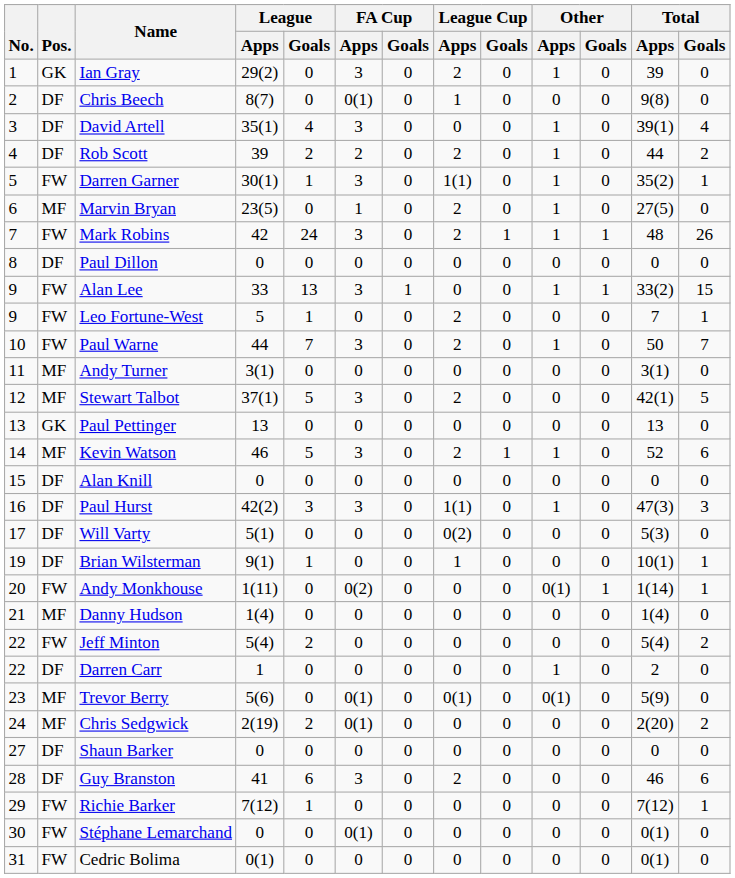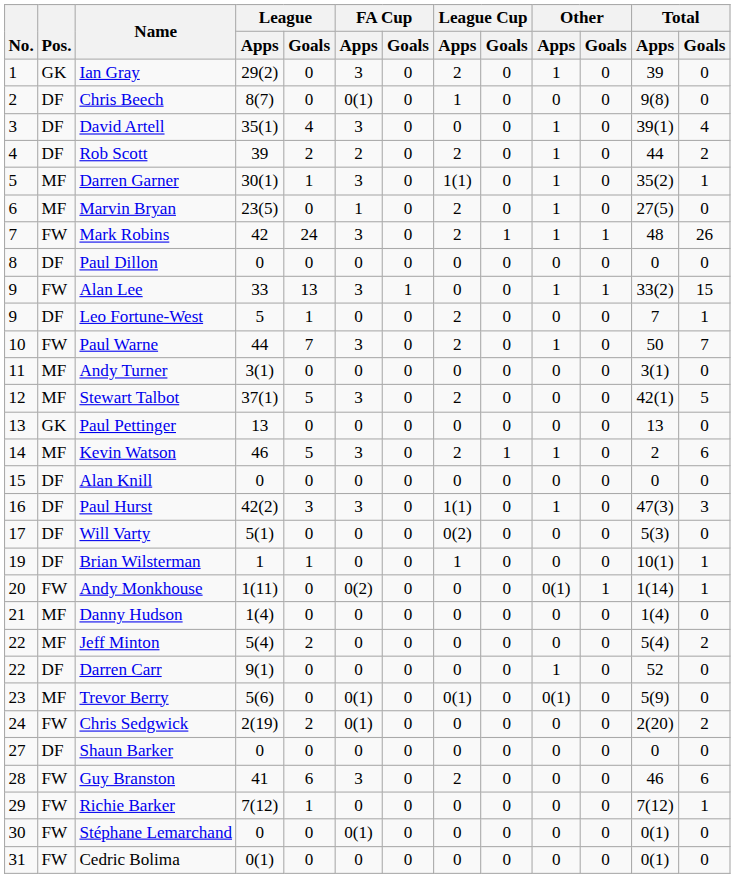(54, 180) FW -> (54, 180) MF
(54, 316) FW -> (53, 316) DF
(655, 452) 52 -> (655, 452) 2
(260, 561) 9(1) -> (260, 561) 1
(54, 642) FW -> (54, 642) MF
(260, 669) 1 -> (260, 669) 9(1)
(655, 669) 2 -> (655, 669) 52
(54, 724) MF -> (54, 724) FW
(53, 778) DF -> (54, 778) FW
